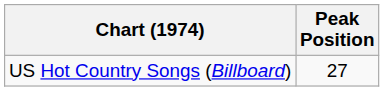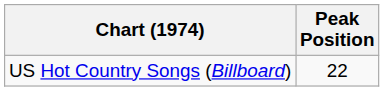(337, 70) 27 -> (337, 70) 22
